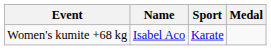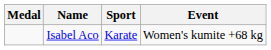columns swapped: (246, 14) <-> (67, 14)
